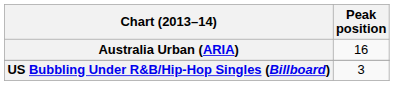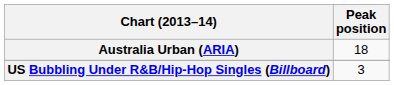(361, 49) 16 -> (361, 49) 18
